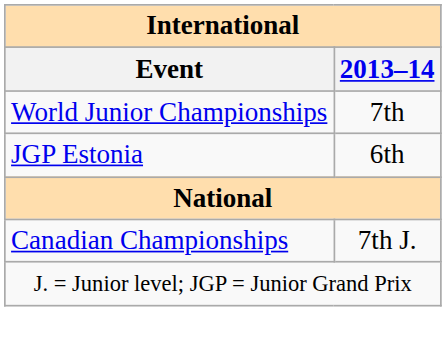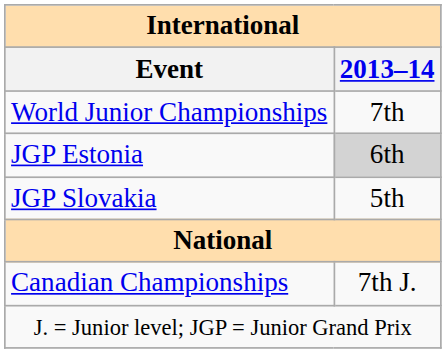(387, 154) no background -> (387, 154) lightgrey background
+ row: (84, 197)
